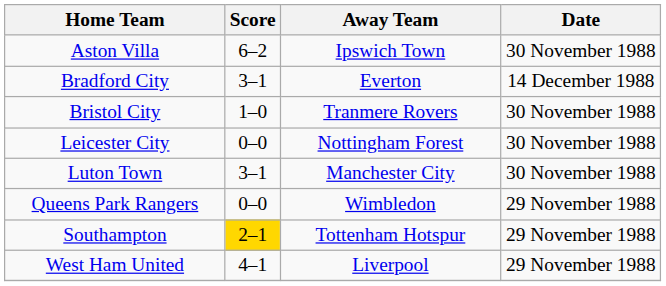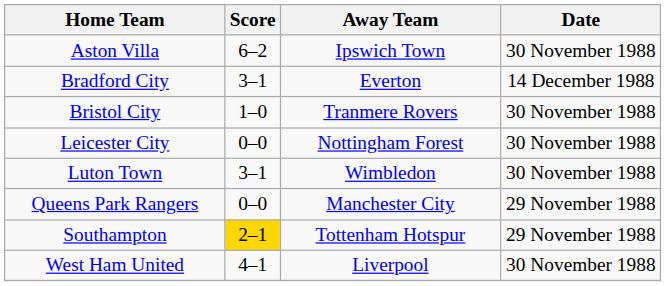(390, 173) Manchester City -> (390, 173) Wimbledon
(390, 204) Wimbledon -> (390, 204) Manchester City
(581, 265) 29 November 1988 -> (581, 265) 30 November 1988
